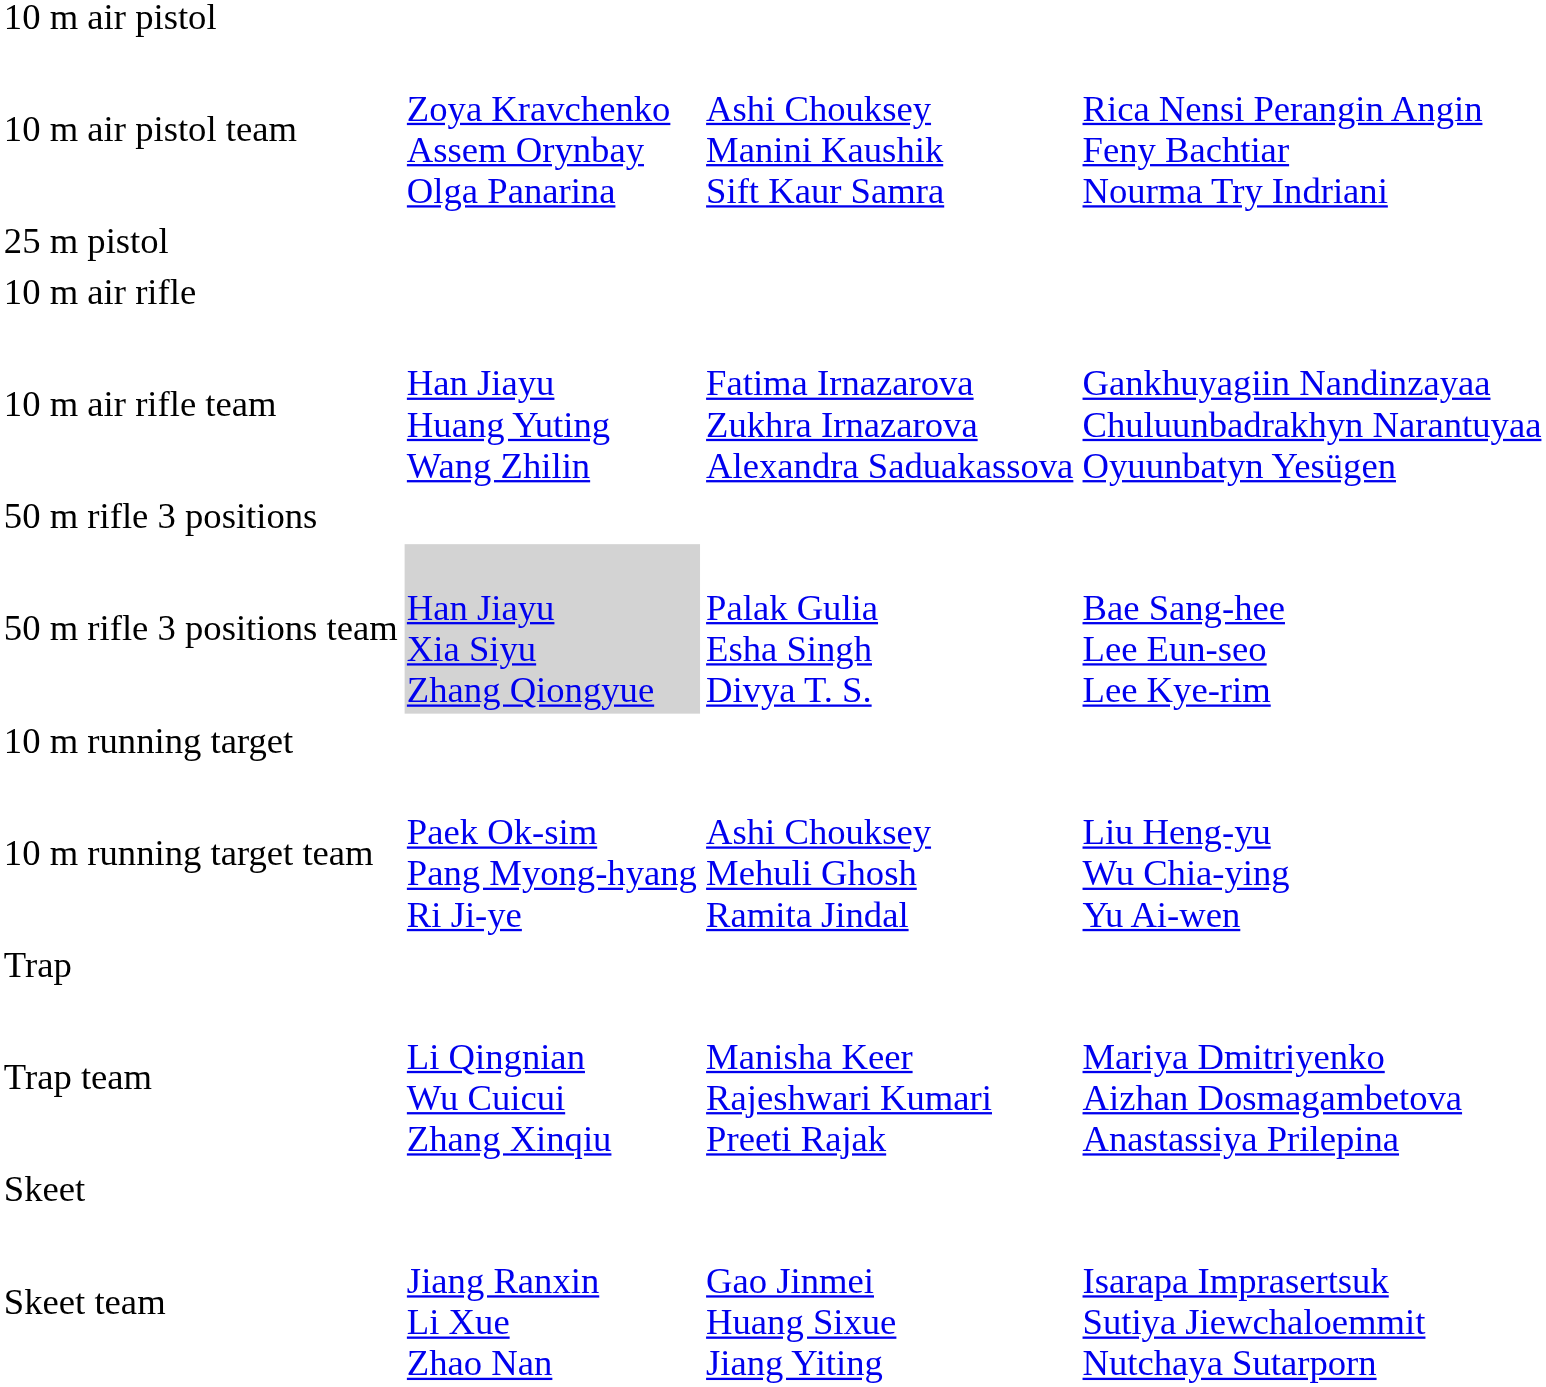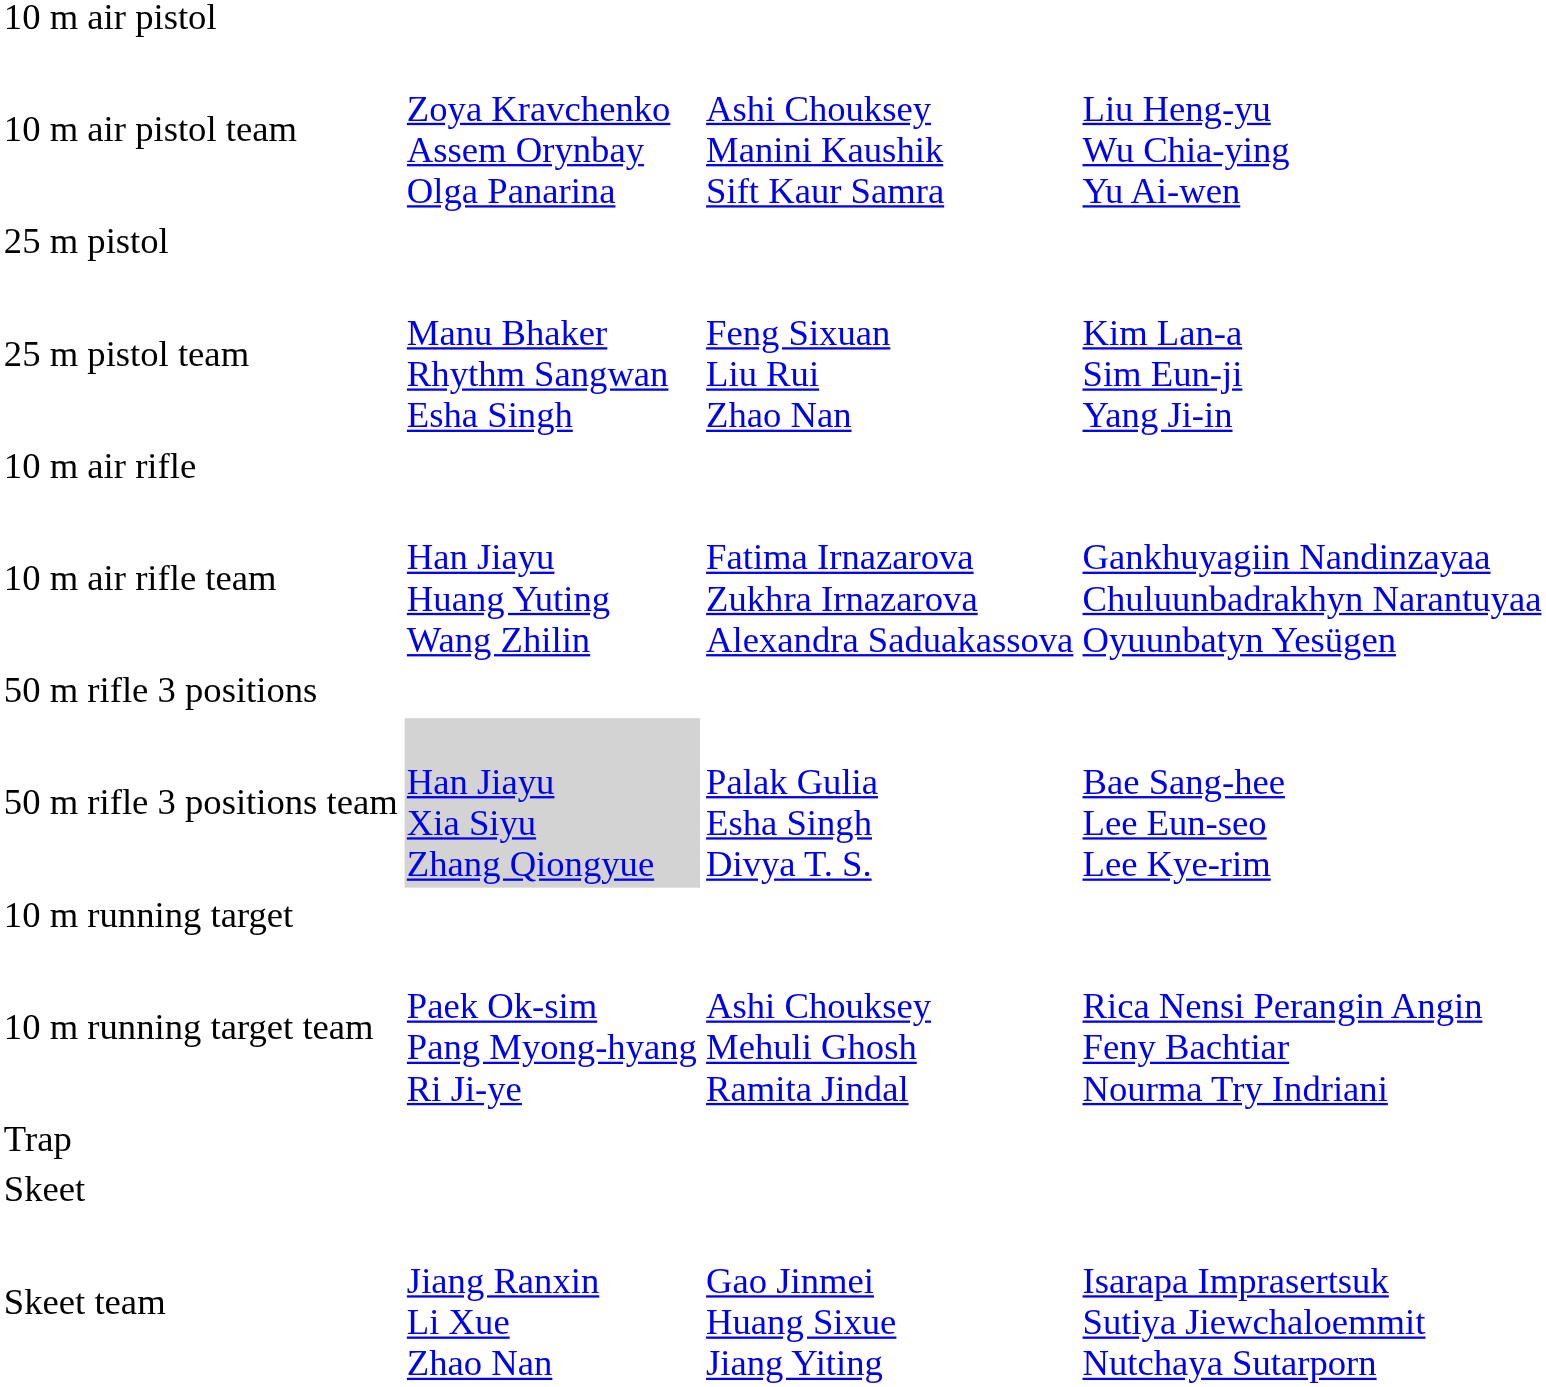(1282, 149) Rica Nensi Perangin Angin Feny Bachtiar Nourma Try Indriani -> (1186, 149) Liu Heng-yu Wu Chia-ying Yu Ai-wen
+ row: (127, 353)
(1186, 873) Liu Heng-yu Wu Chia-ying Yu Ai-wen -> (1282, 1047) Rica Nensi Perangin Angin Feny Bachtiar Nourma Try Indriani
- row: (78, 1077)
